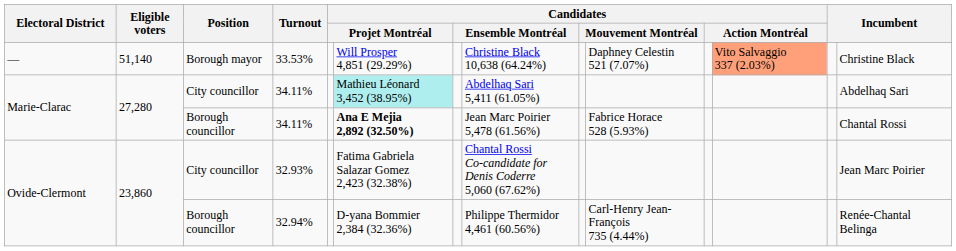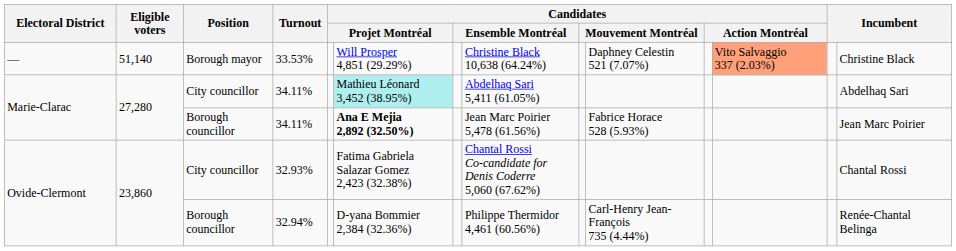(873, 123) Chantal Rossi -> (882, 123) Jean Marc Poirier
(882, 169) Jean Marc Poirier -> (873, 169) Chantal Rossi
